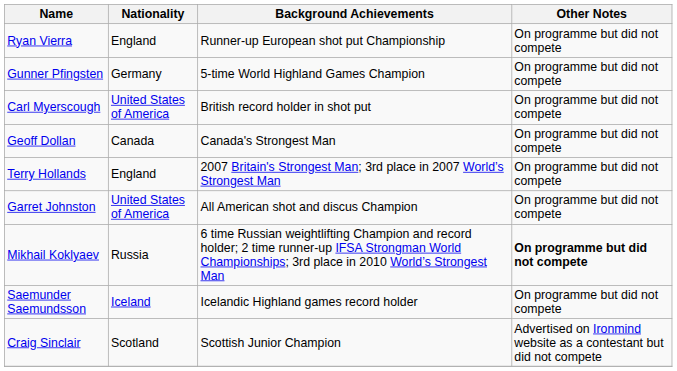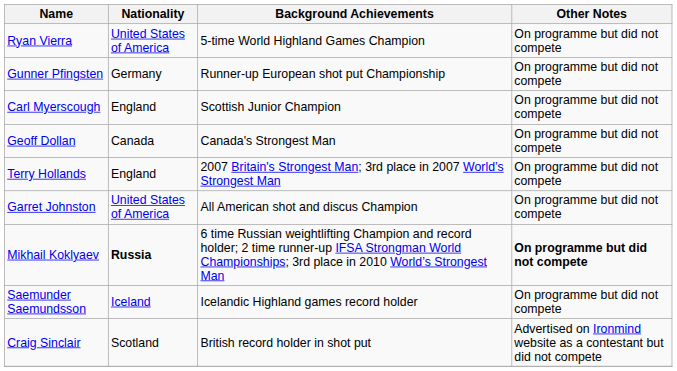(134, 40) England -> (148, 40) United States of America
(323, 40) Runner-up European shot put Championship -> (313, 40) 5-time World Highland Games Champion
(313, 74) 5-time World Highland Games Champion -> (323, 74) Runner-up European shot put Championship
(148, 107) United States of America -> (134, 107) England
(286, 107) British record holder in shot put -> (271, 107) Scottish Junior Champion
(130, 254) normal -> (131, 254) bold
(271, 342) Scottish Junior Champion -> (286, 342) British record holder in shot put
